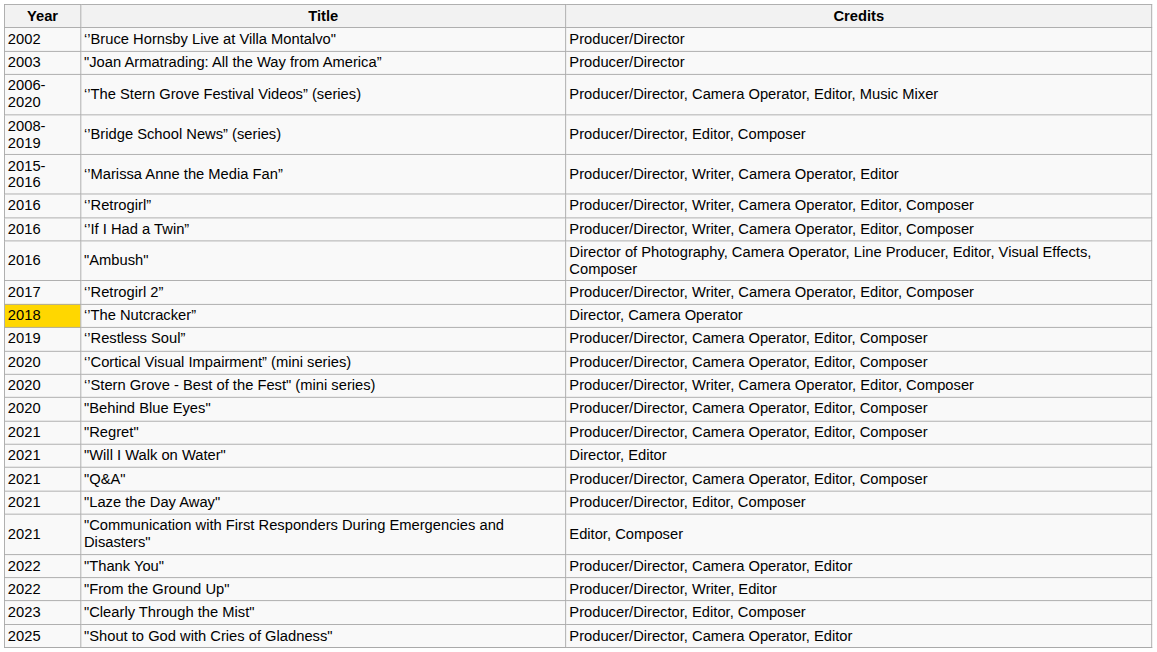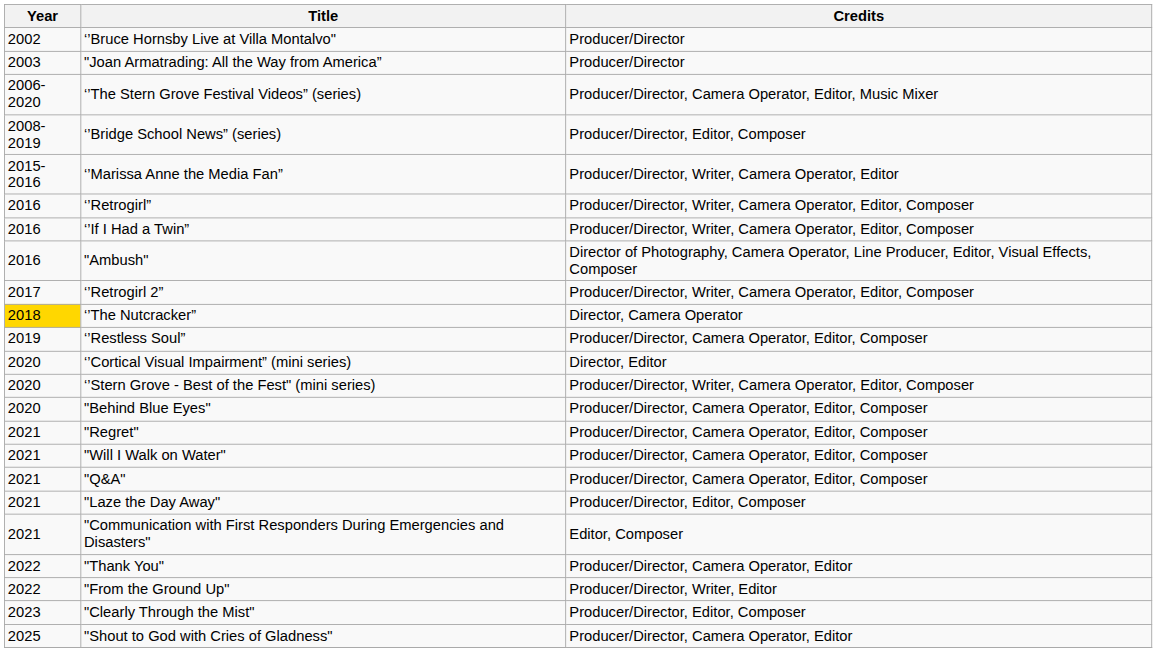(748, 362) Producer/Director, Camera Operator, Editor, Composer -> (618, 362) Director, Editor
(618, 455) Director, Editor -> (748, 455) Producer/Director, Camera Operator, Editor, Composer
